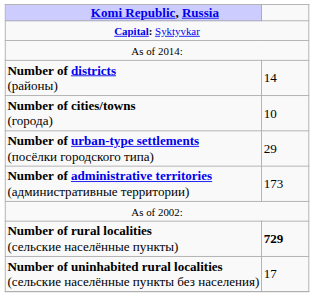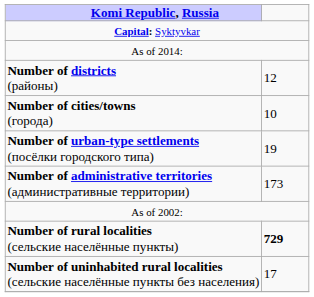(270, 78) 14 -> (270, 78) 12
(270, 148) 29 -> (270, 148) 19
